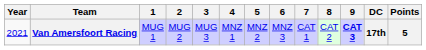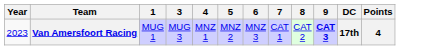- column: (179, 11)
(17, 32) 2021 -> (17, 32) 2023
(405, 32) 5 -> (378, 32) 4
